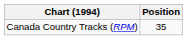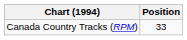(161, 27) 35 -> (161, 27) 33
